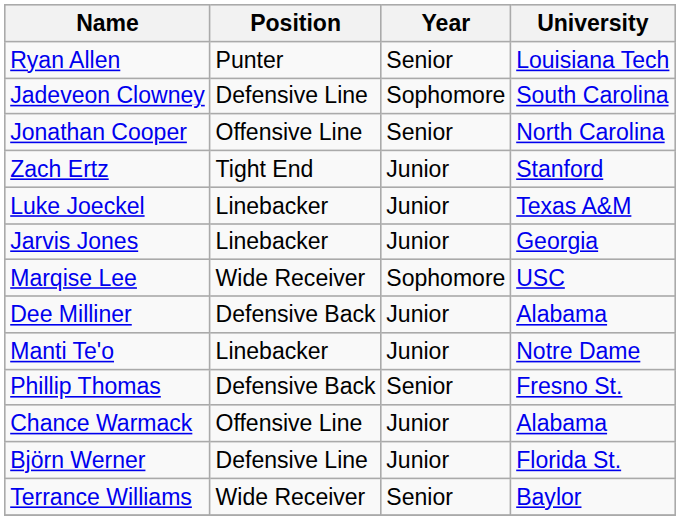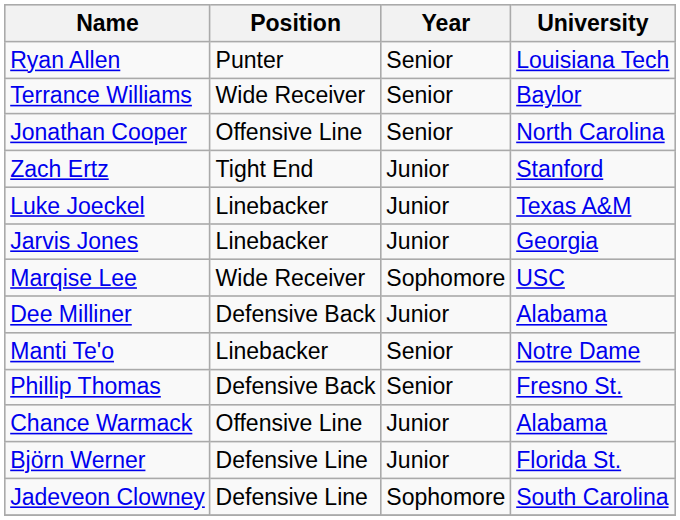rows swapped: (107, 96) <-> (101, 497)
(418, 351) Junior -> (420, 351) Senior
